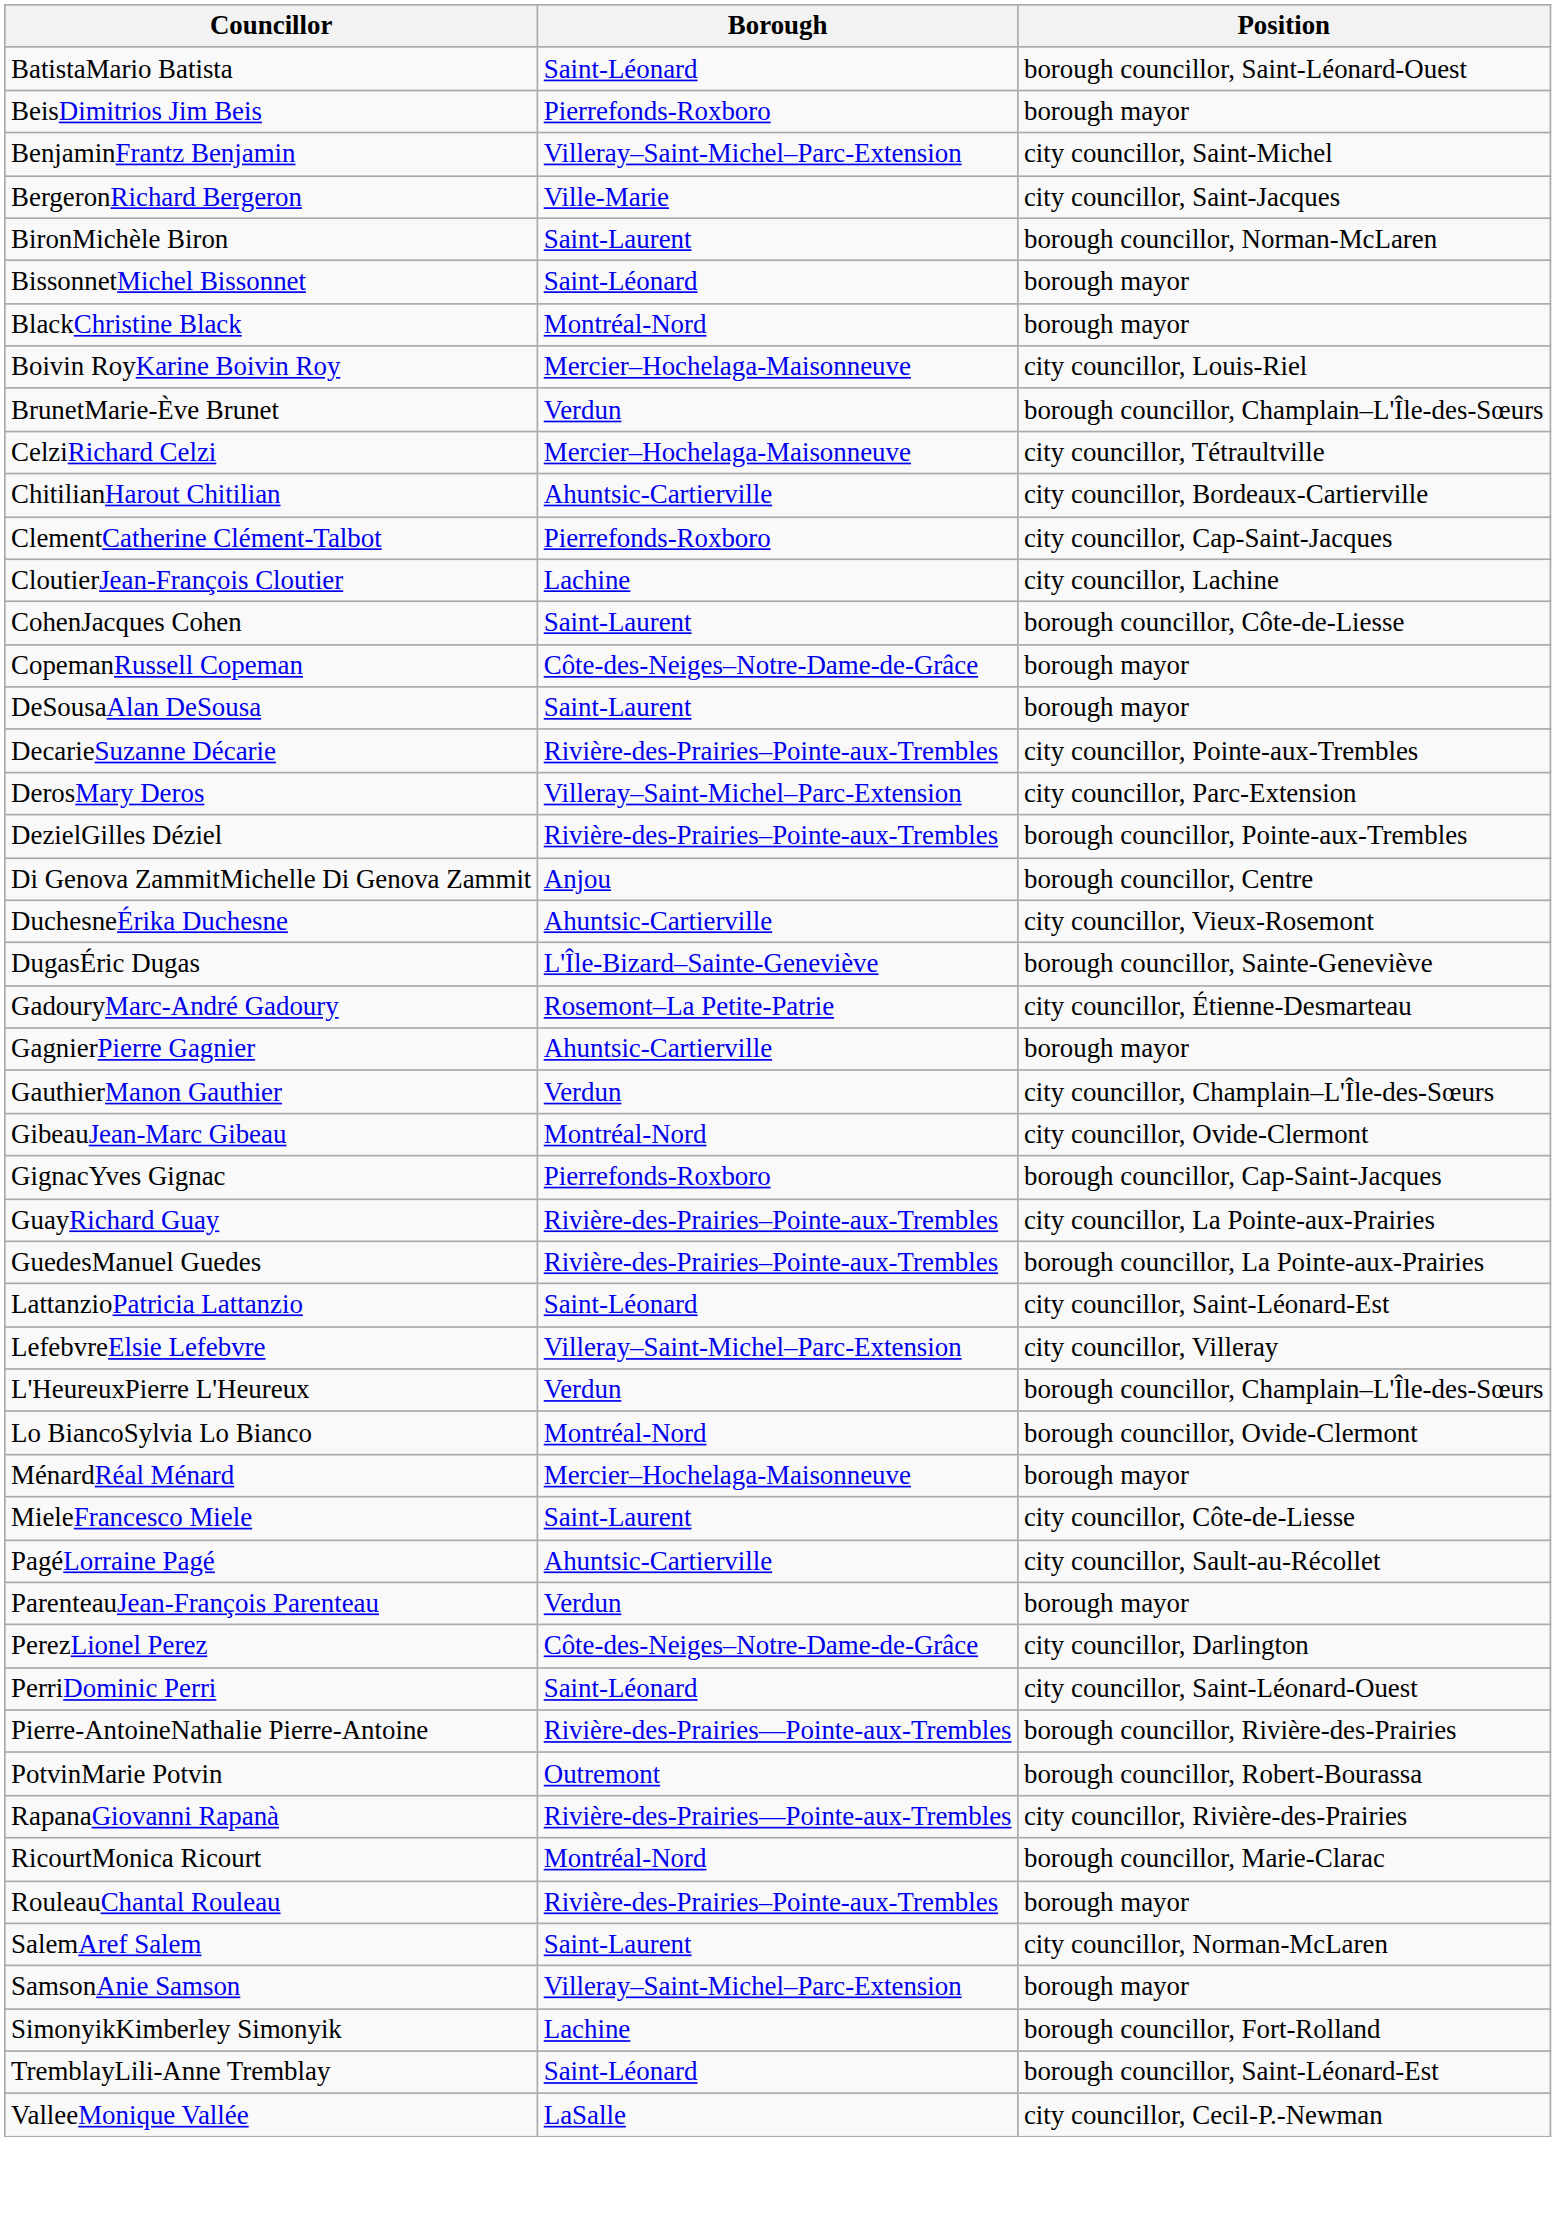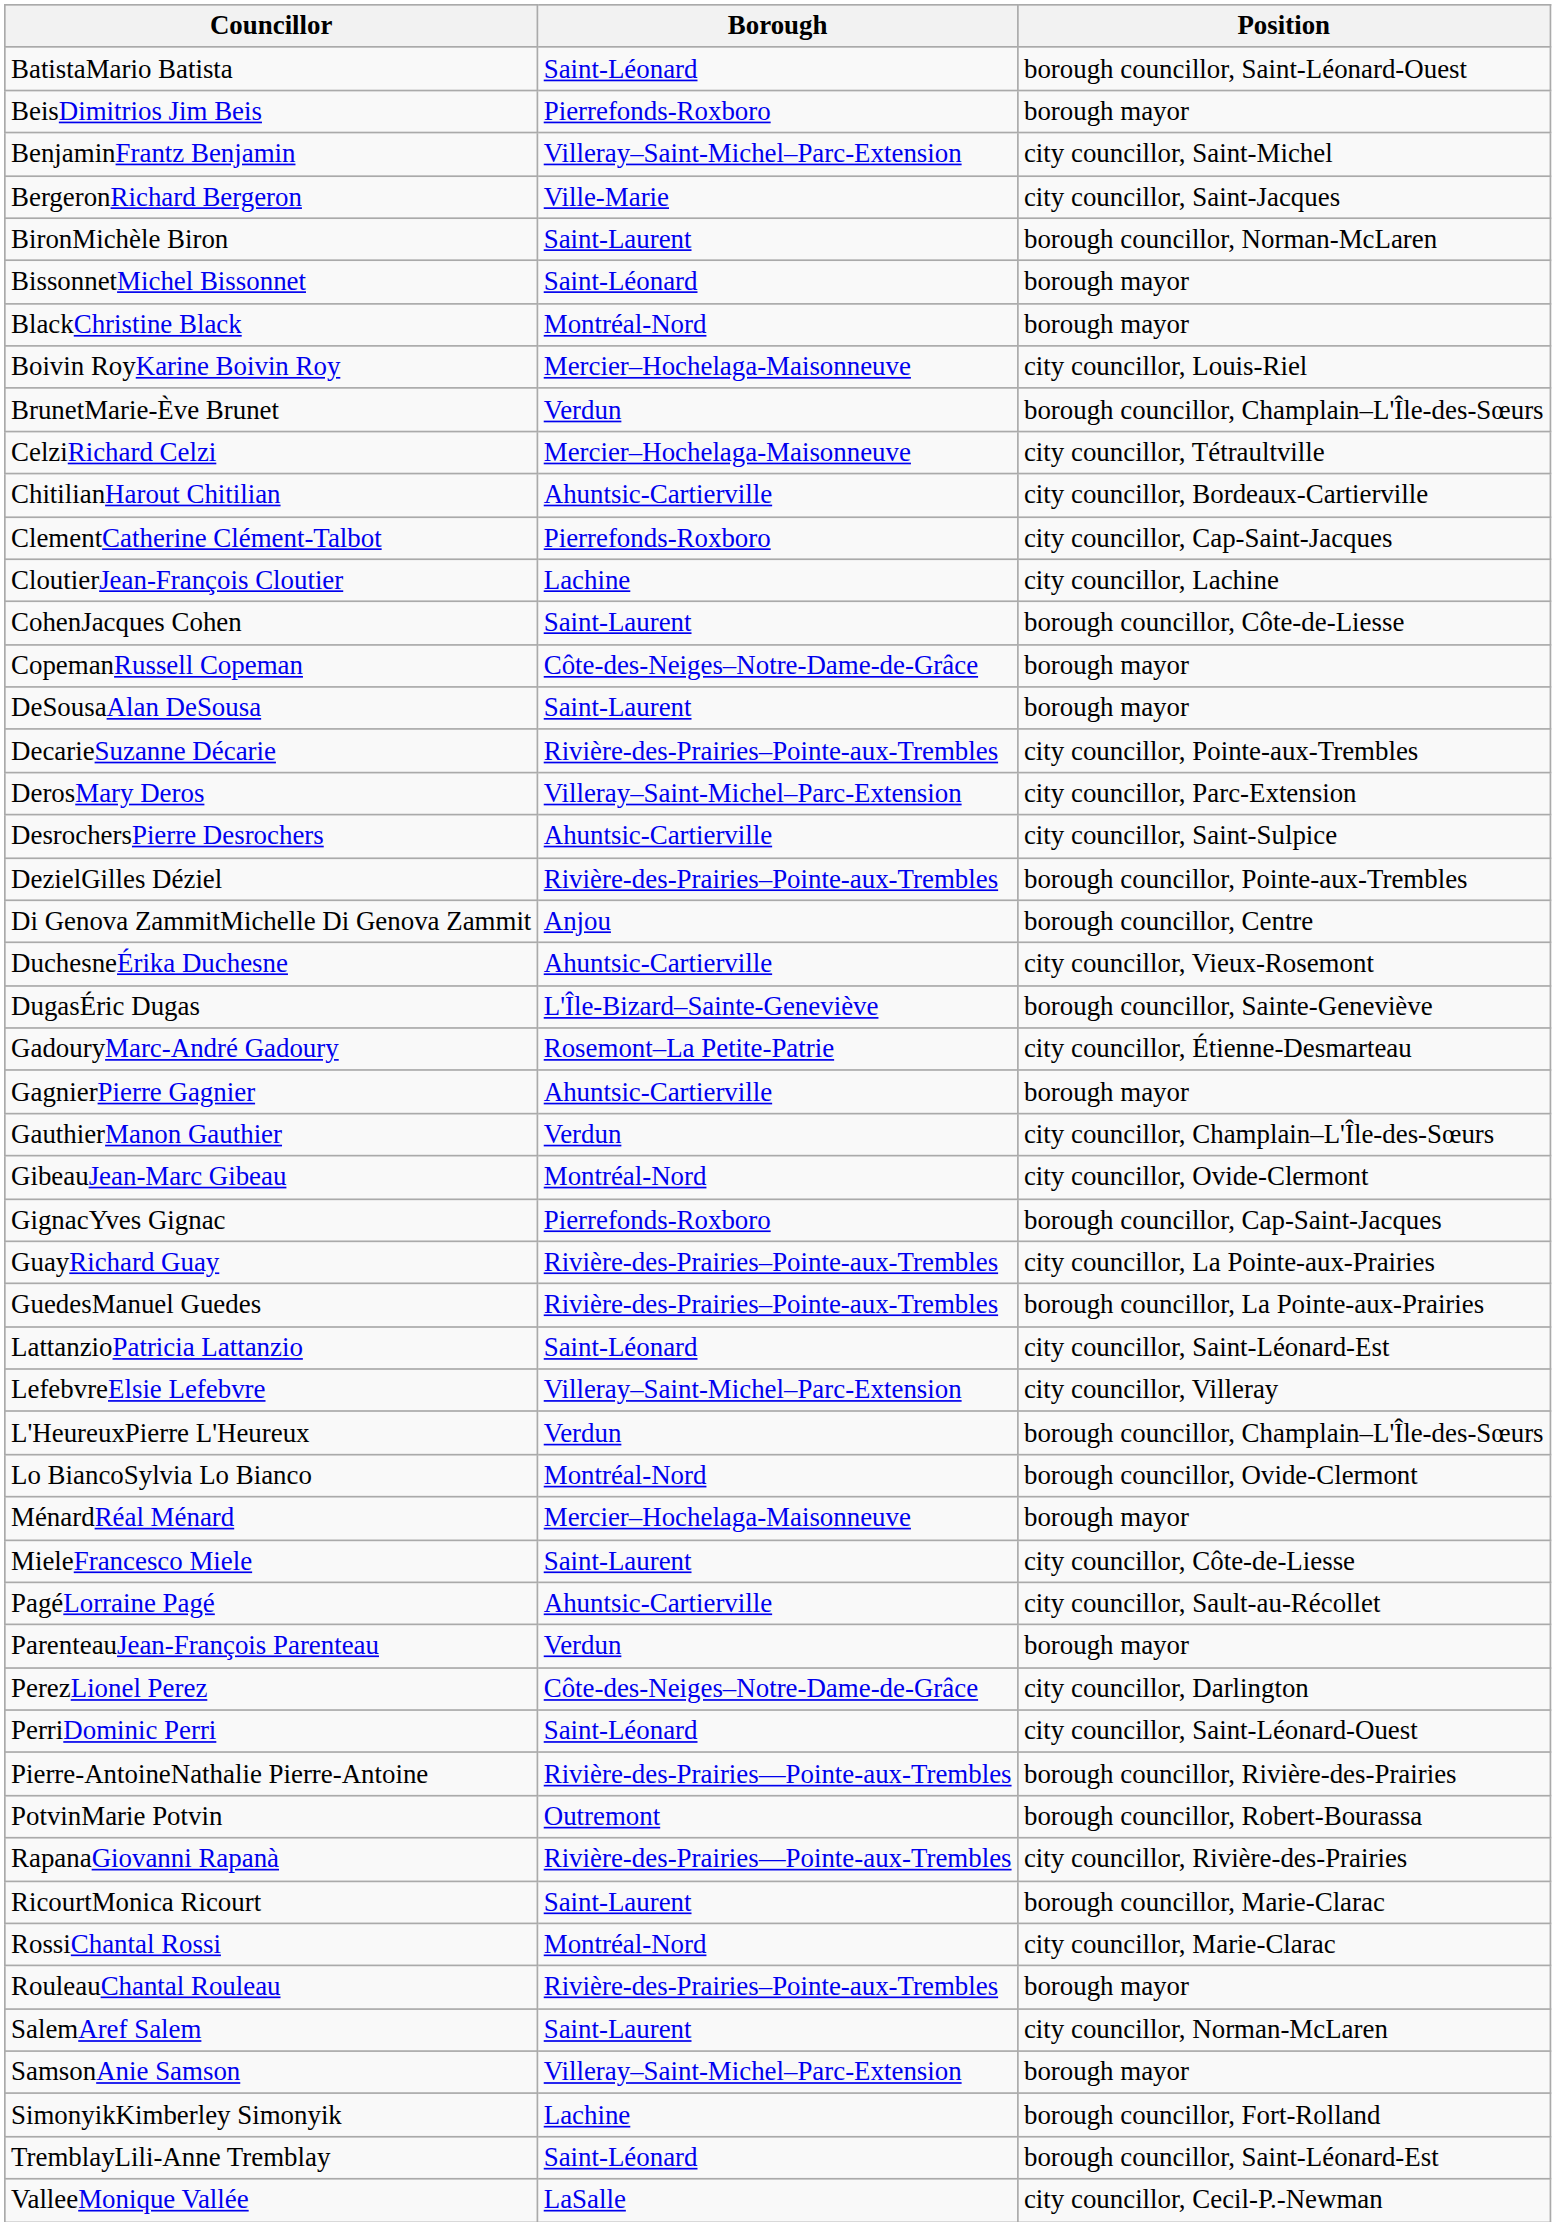+ row: (167, 835)
(625, 1858) Montréal-Nord -> (618, 1901) Saint-Laurent
+ row: (116, 1944)
